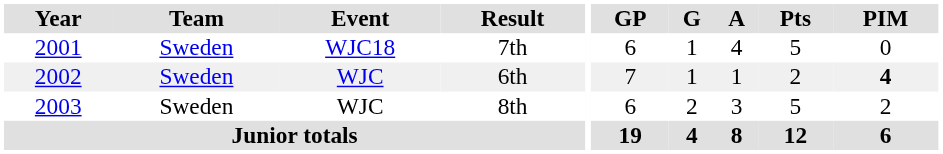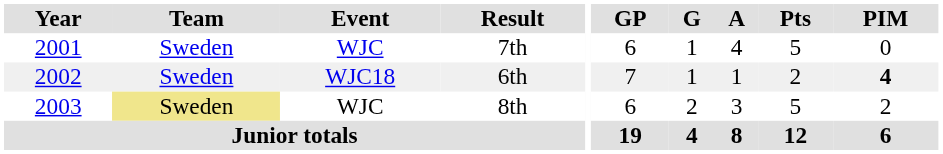(360, 47) WJC18 -> (360, 47) WJC
(360, 76) WJC -> (360, 76) WJC18
(196, 105) no background -> (196, 105) khaki background
